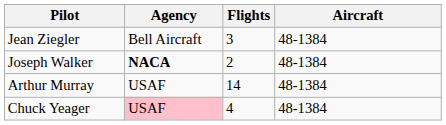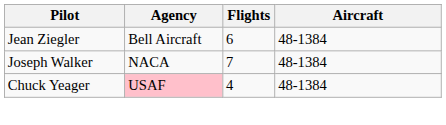(230, 39) 3 -> (230, 39) 6
(149, 62) bold -> (149, 62) normal
(230, 62) 2 -> (230, 62) 7
- row: (51, 85)
